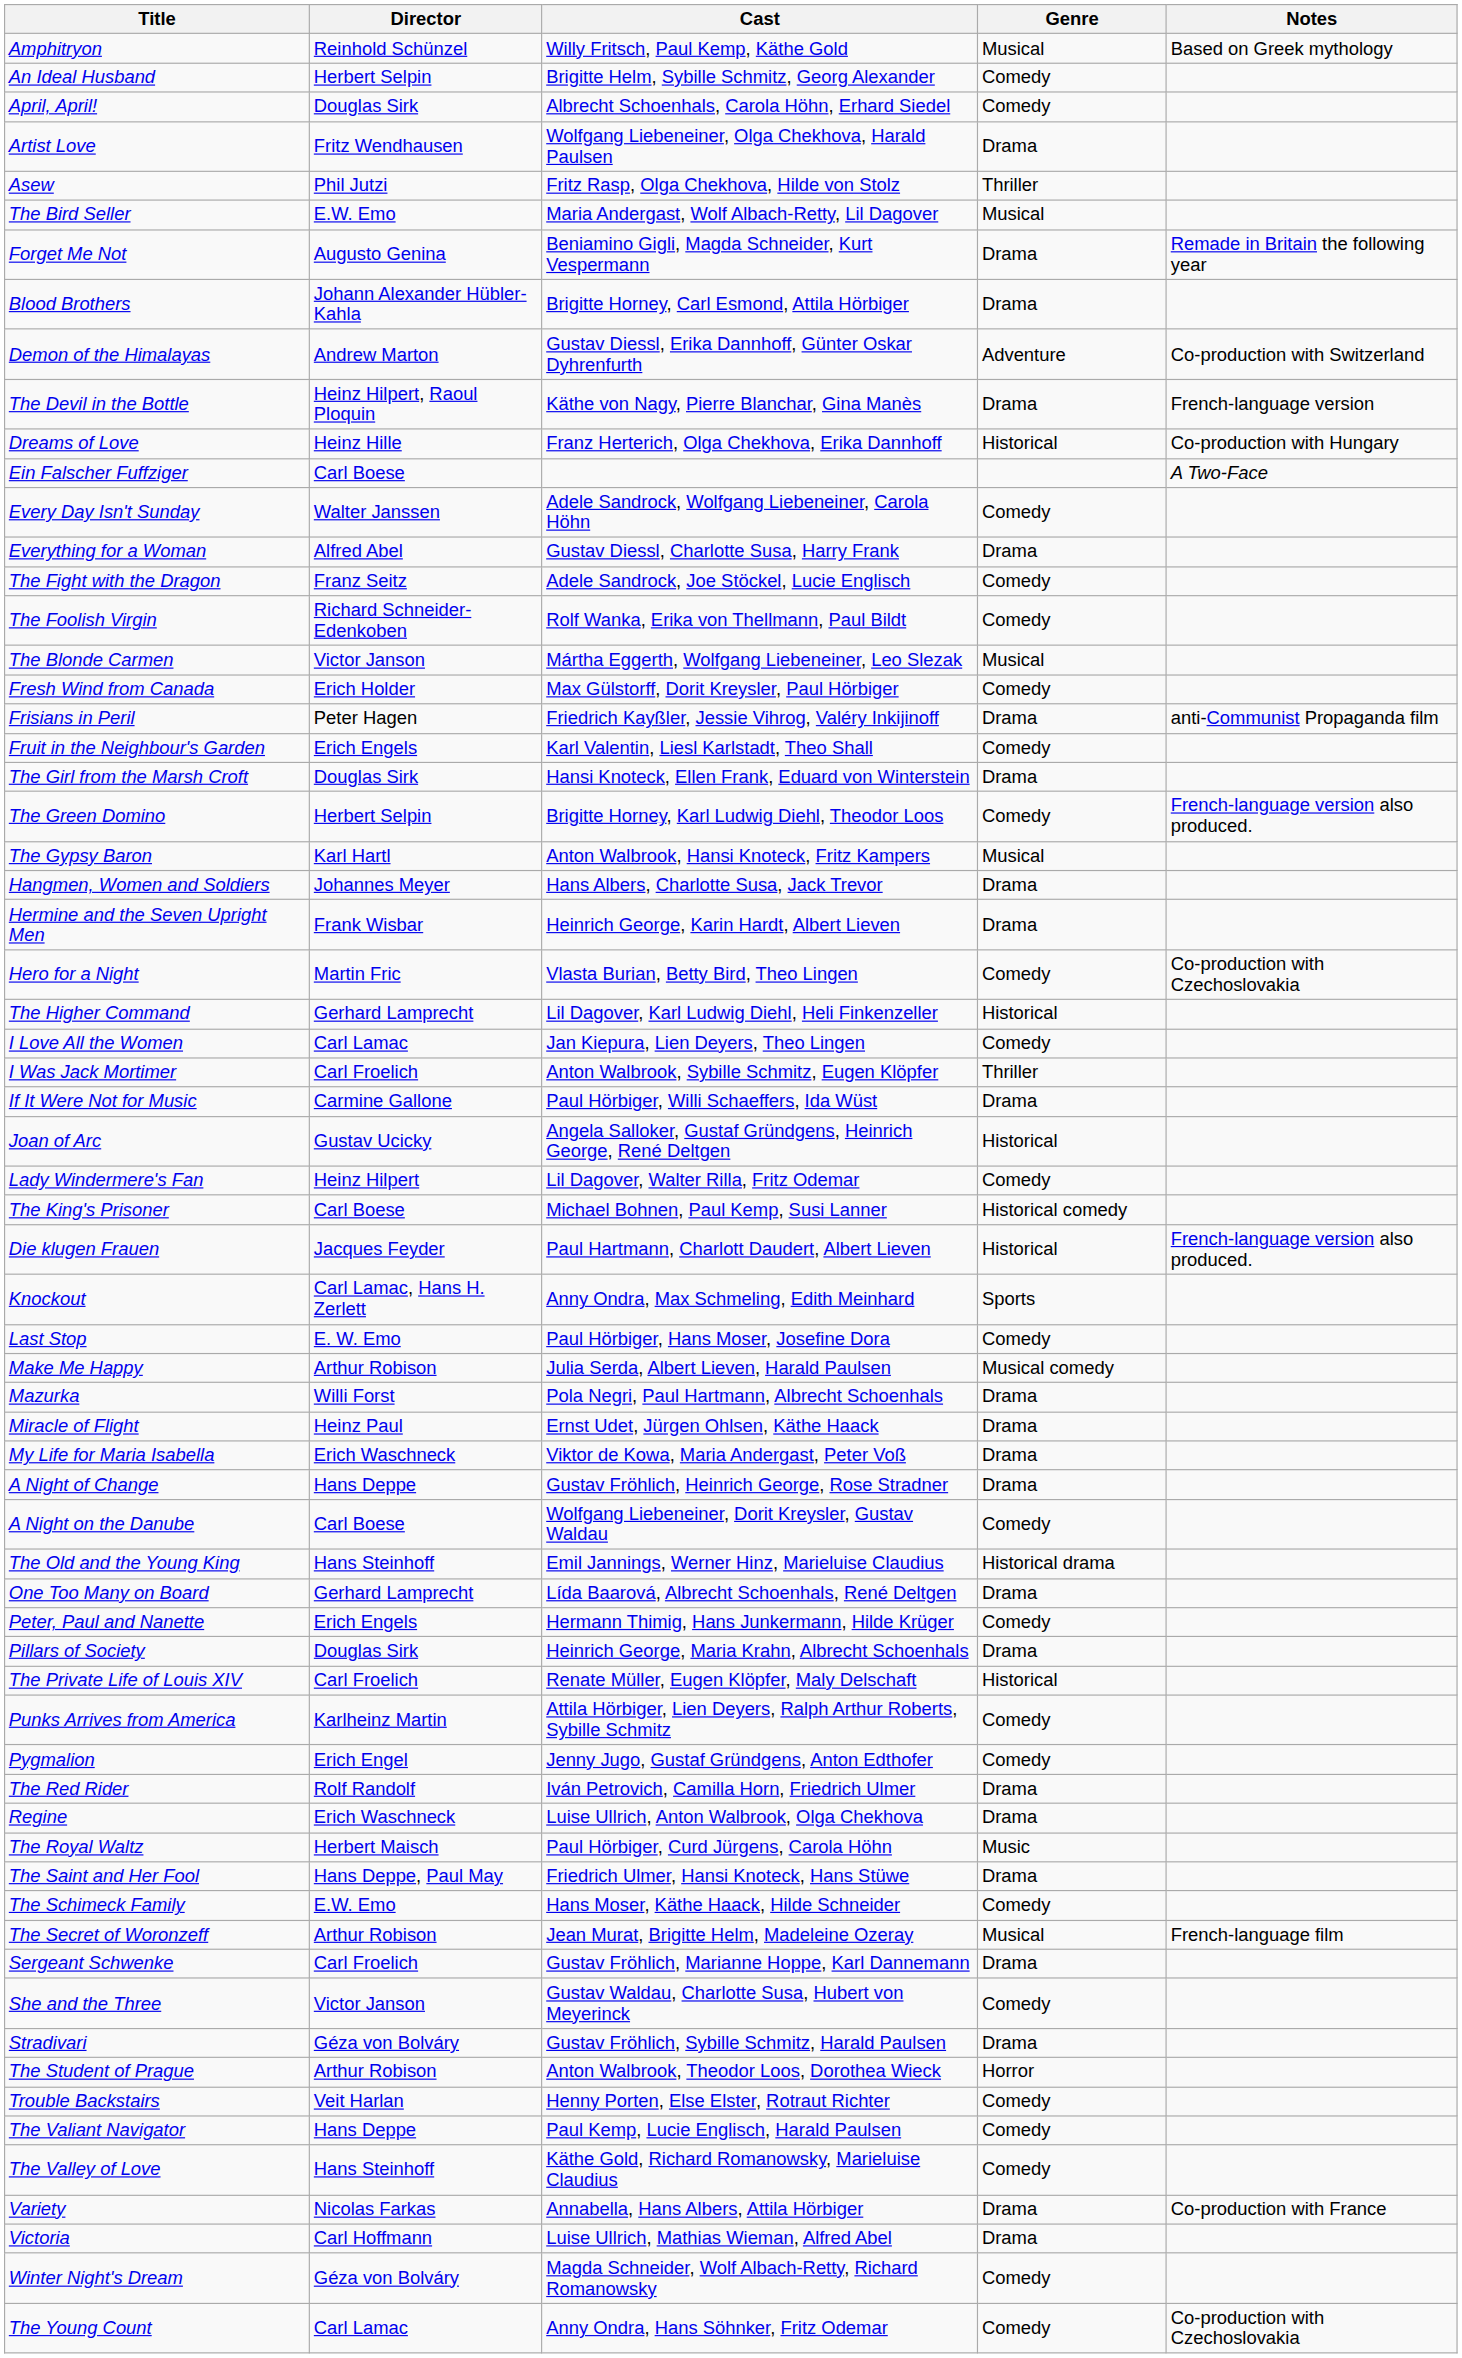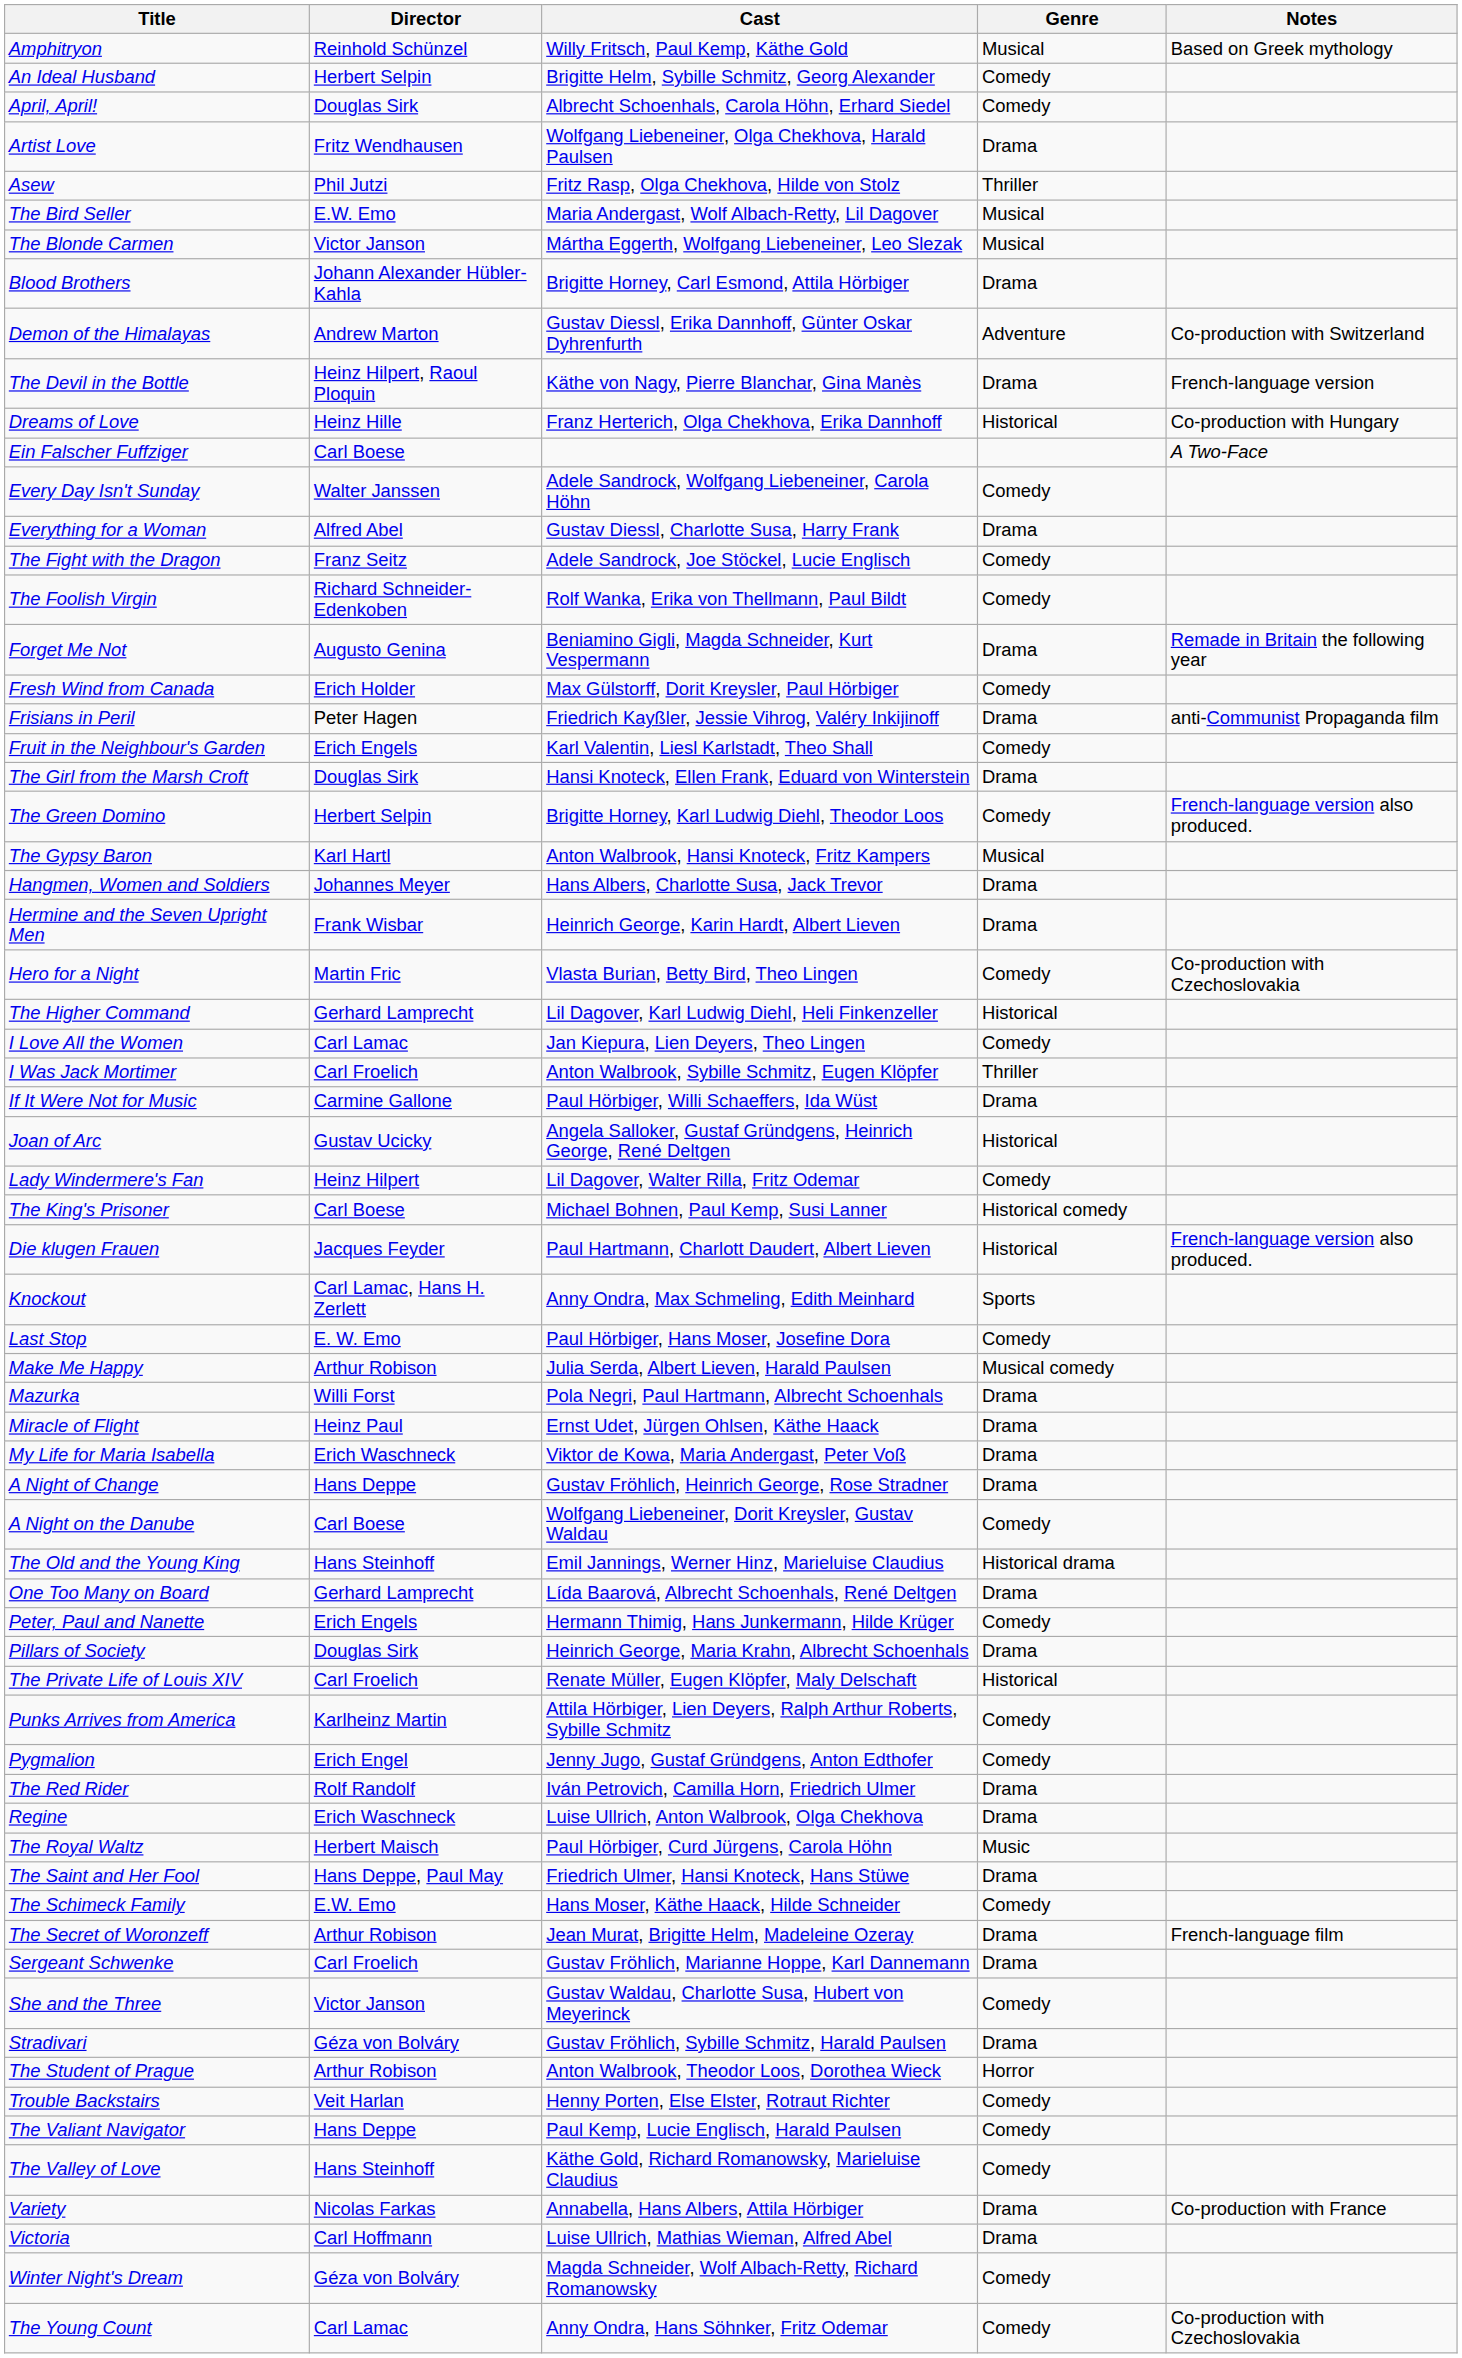rows swapped: (91, 660) <-> (68, 254)
(1013, 1934) Musical -> (1010, 1934) Drama
